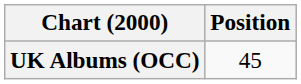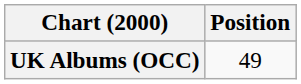(250, 59) 45 -> (250, 59) 49
